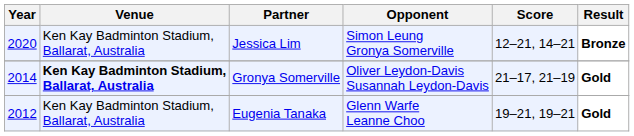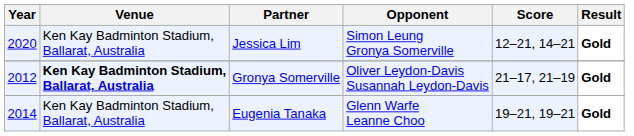(603, 43) Bronze -> (596, 43) Gold
(22, 78) 2014 -> (22, 78) 2012
(22, 114) 2012 -> (22, 114) 2014
